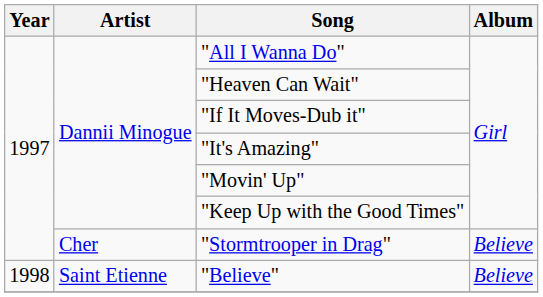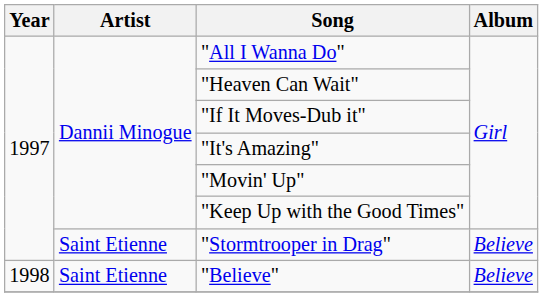(78, 244) Cher -> (113, 244) Saint Etienne
